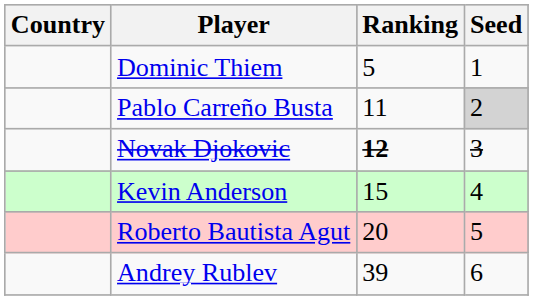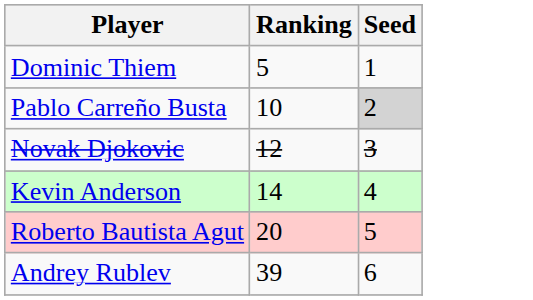- column: (58, 25)
(375, 107) 11 -> (269, 107) 10
(375, 149) bold -> (269, 149) normal
(375, 190) 15 -> (269, 190) 14
